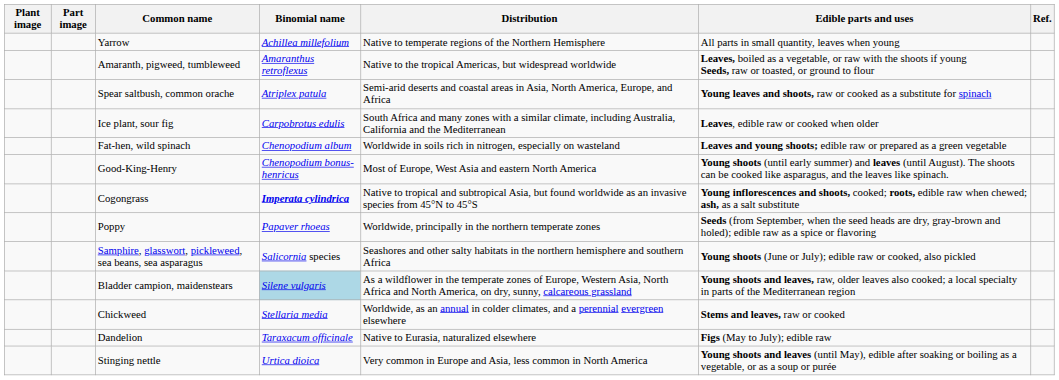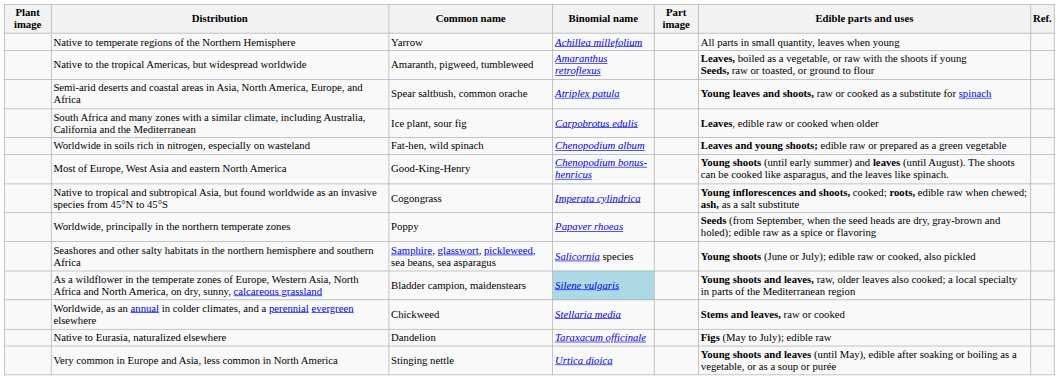columns swapped: (73, 19) <-> (529, 19)
(305, 198) bold -> (598, 198) normal
